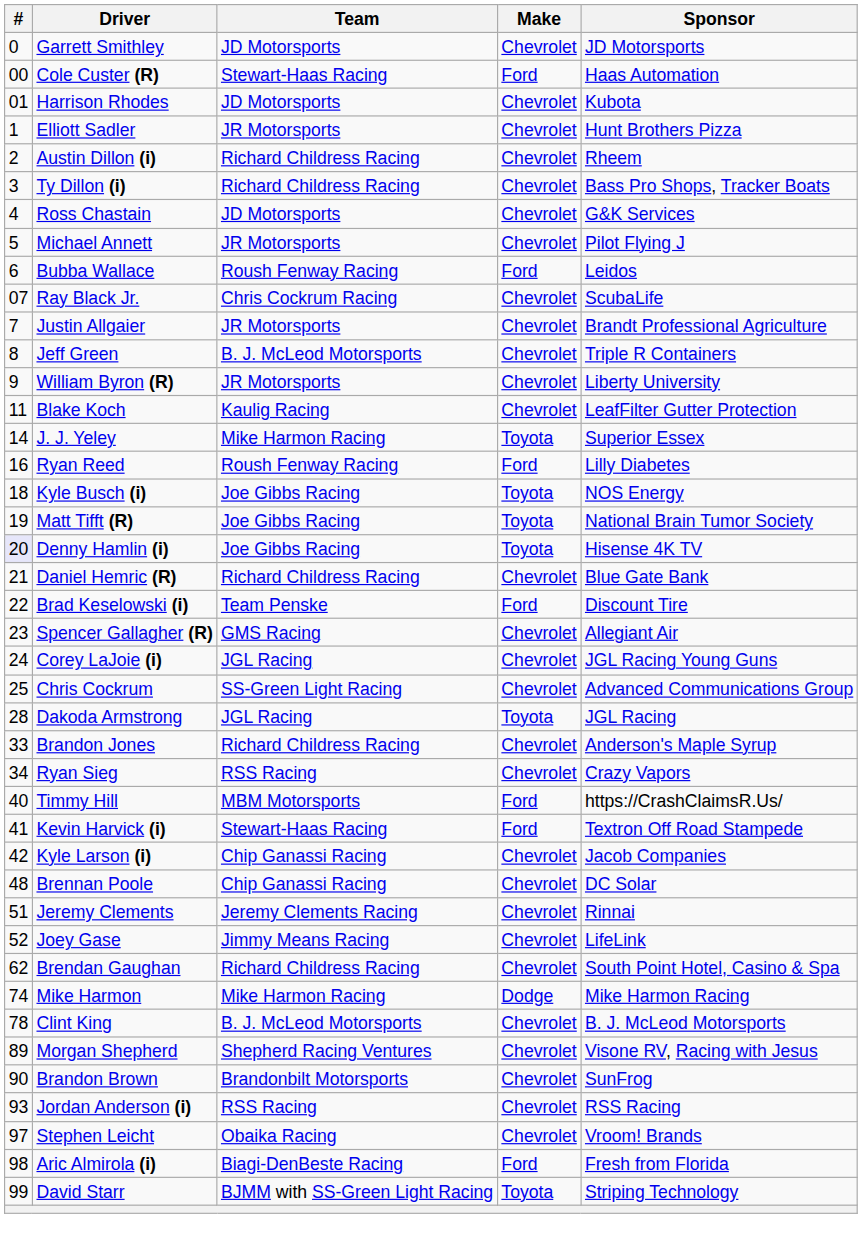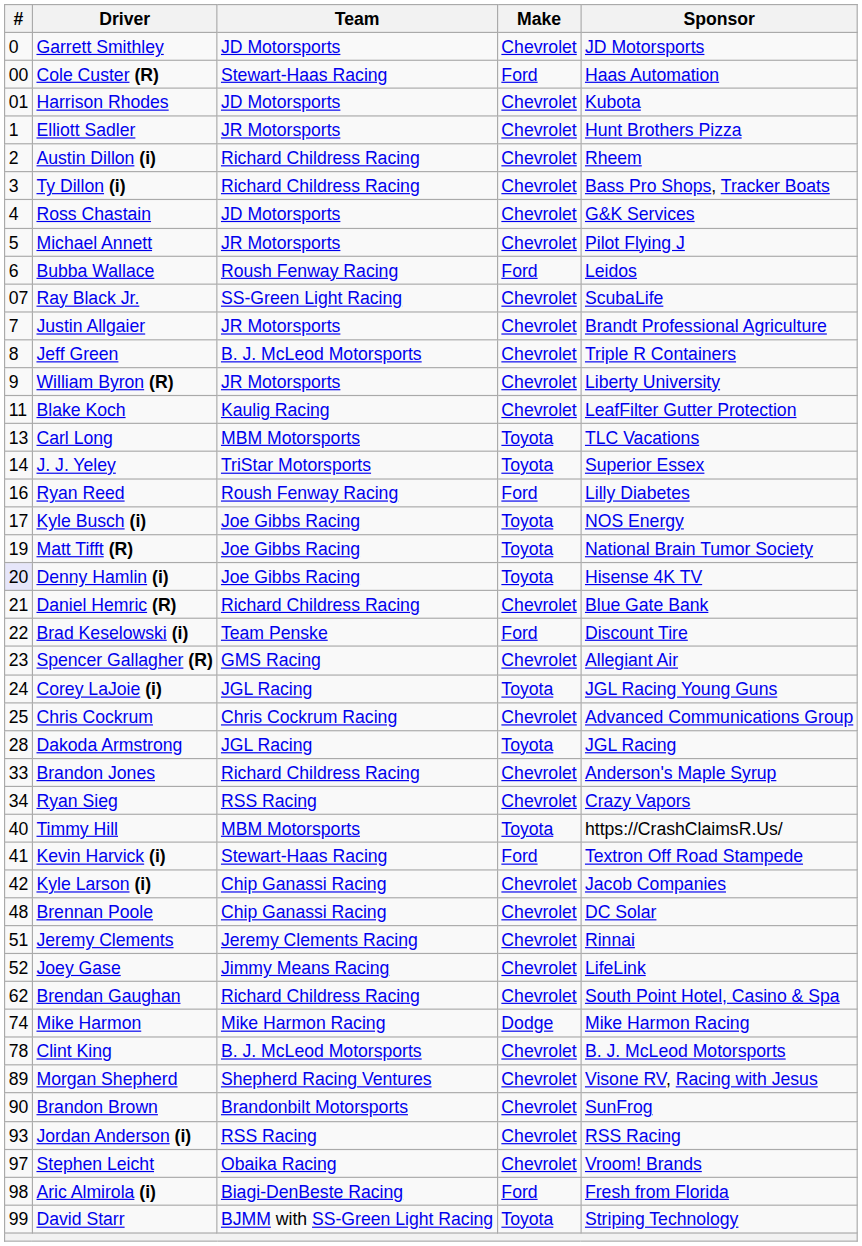(309, 298) Chris Cockrum Racing -> (312, 298) SS-Green Light Racing
+ row: (75, 437)
(303, 437) Mike Harmon Racing -> (296, 465) TriStar Motorsports
(18, 493) 18 -> (18, 521) 17
(539, 661) Chevrolet -> (527, 689) Toyota
(312, 689) SS-Green Light Racing -> (309, 717) Chris Cockrum Racing
(519, 800) Ford -> (527, 828) Toyota
